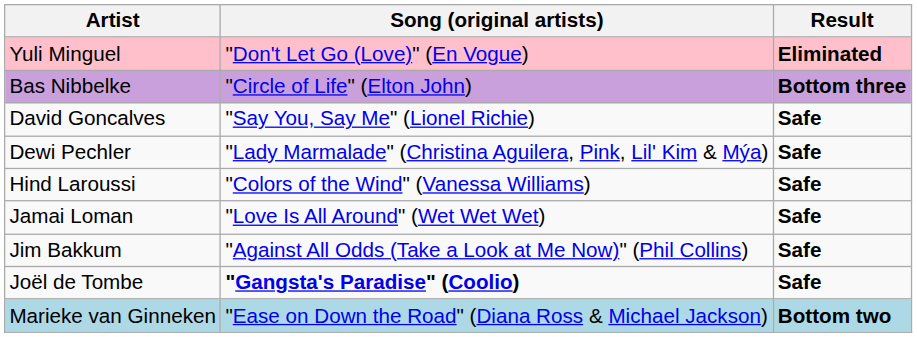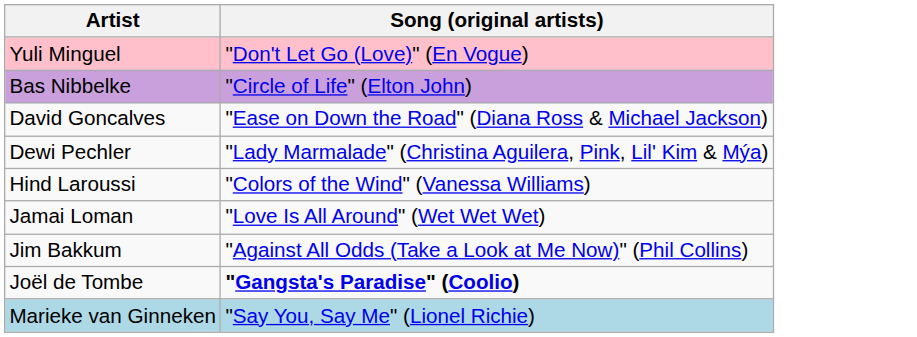- column: (842, 20)
(380, 119) "Say You, Say Me" (Lionel Richie) -> (497, 119) "Ease on Down the Road" (Diana Ross & Michael Jackson)
(497, 315) "Ease on Down the Road" (Diana Ross & Michael Jackson) -> (380, 315) "Say You, Say Me" (Lionel Richie)
